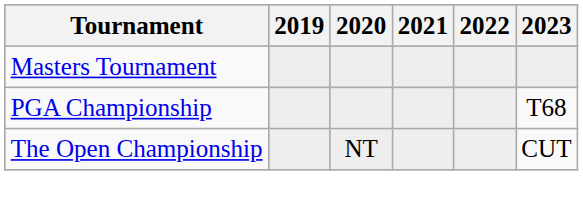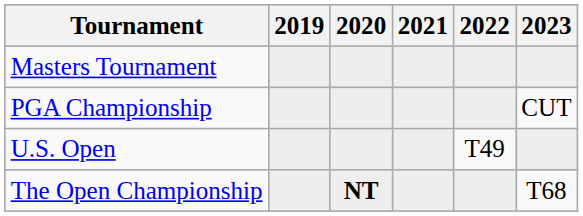(546, 108) T68 -> (546, 108) CUT
+ row: (63, 149)
(361, 149) normal -> (361, 190) bold
(546, 149) CUT -> (546, 190) T68
